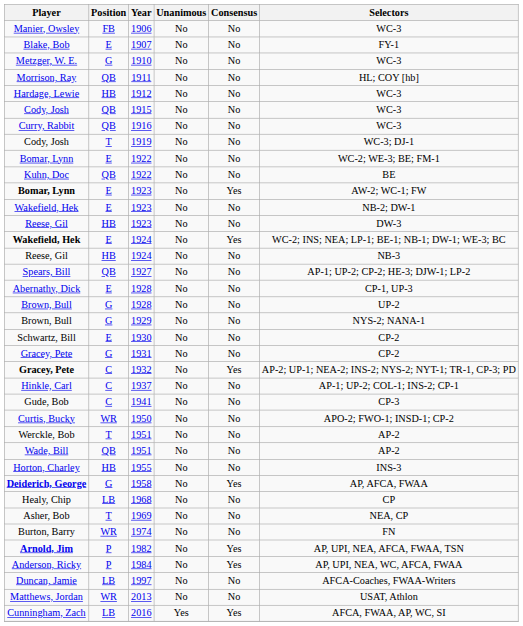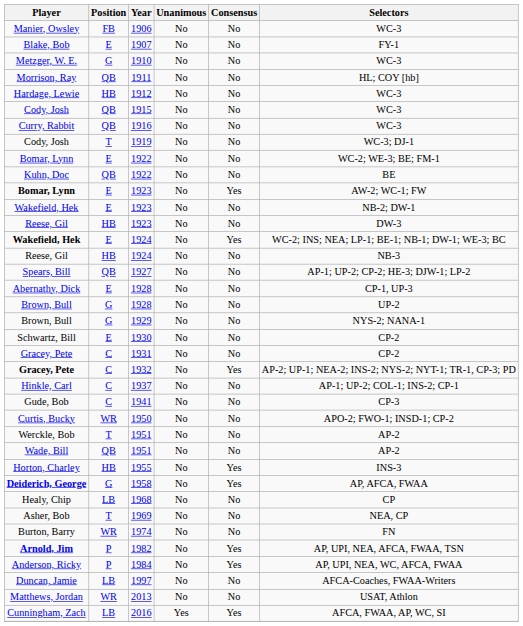(109, 353) G -> (109, 353) C
(234, 467) No -> (234, 467) Yes
